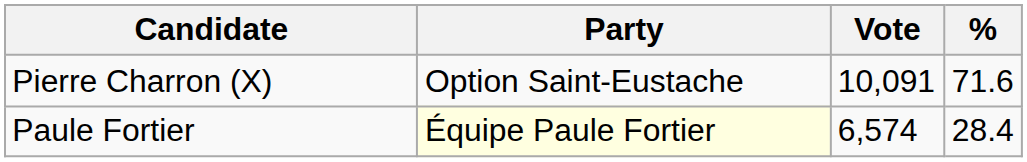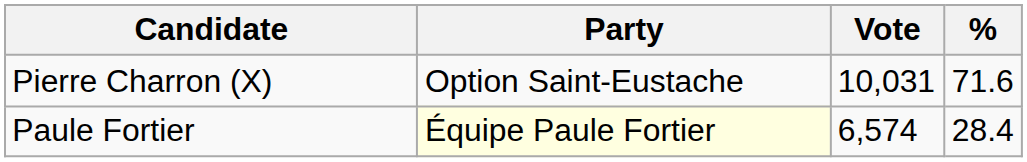(886, 80) 10,091 -> (886, 80) 10,031
